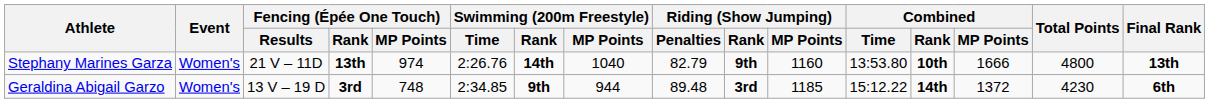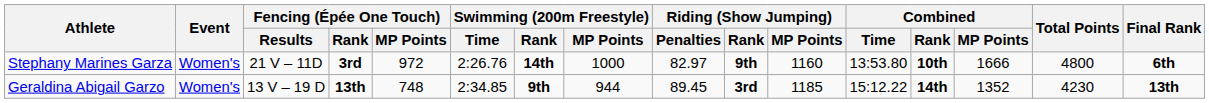(350, 63) 13th -> (350, 63) 3rd
(411, 63) 974 -> (411, 63) 972
(608, 63) 1040 -> (608, 63) 1000
(688, 63) 82.79 -> (688, 63) 82.97
(1164, 63) 13th -> (1164, 63) 6th
(350, 87) 3rd -> (350, 87) 13th
(688, 87) 89.48 -> (688, 87) 89.45
(993, 87) 1372 -> (993, 87) 1352
(1164, 87) 6th -> (1164, 87) 13th
